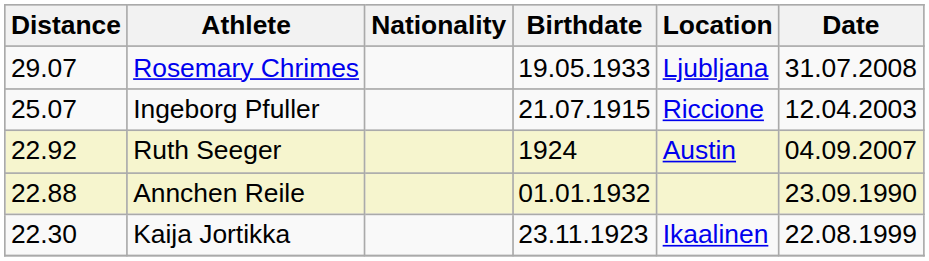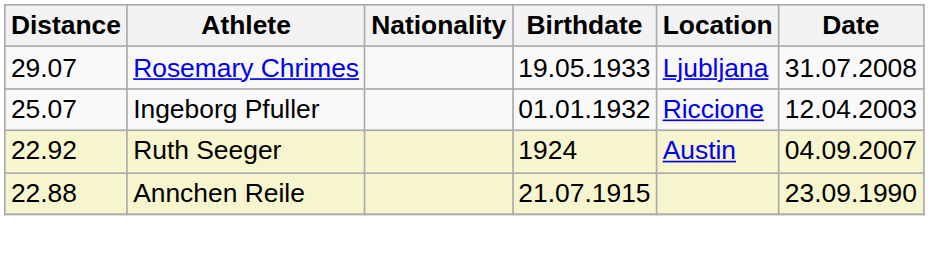(584, 109) 21.07.1915 -> (584, 109) 01.01.1932
(584, 192) 01.01.1932 -> (584, 192) 21.07.1915
- row: (212, 234)
